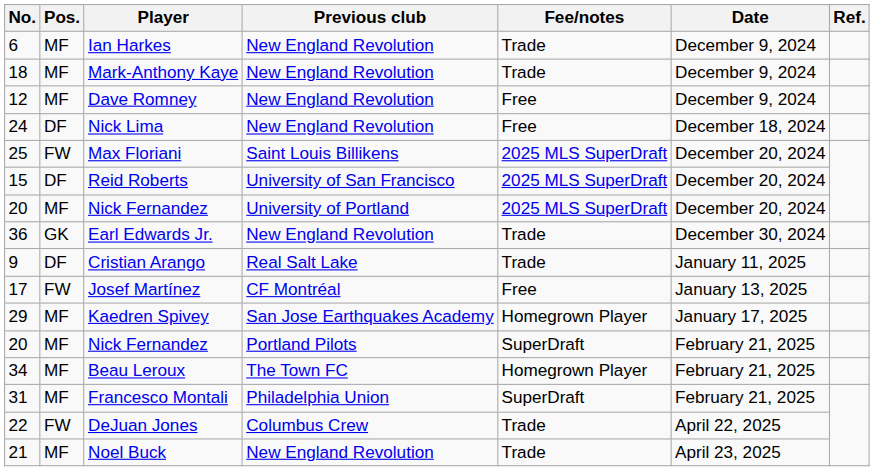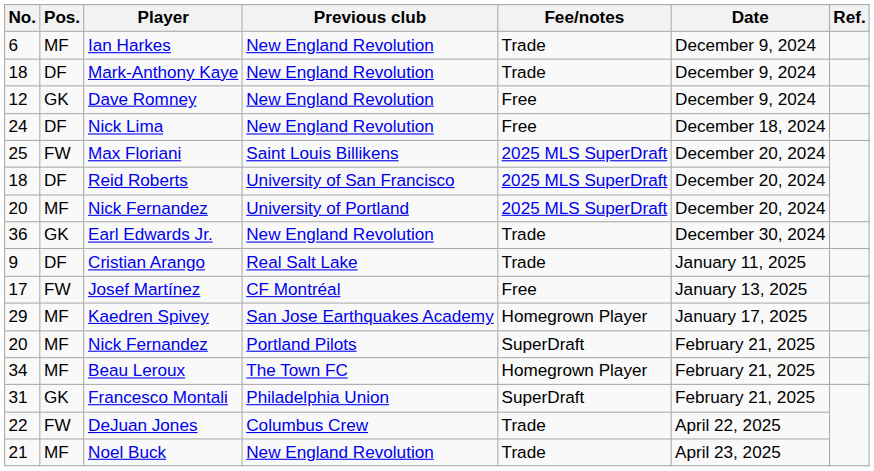(56, 72) MF -> (55, 72) DF
(56, 99) MF -> (56, 99) GK
(18, 180) 15 -> (18, 180) 18
(56, 398) MF -> (56, 398) GK
